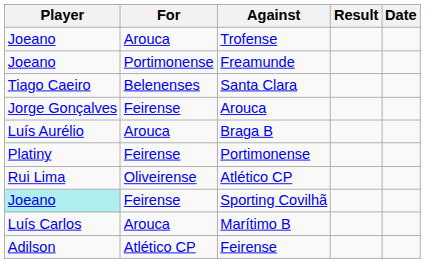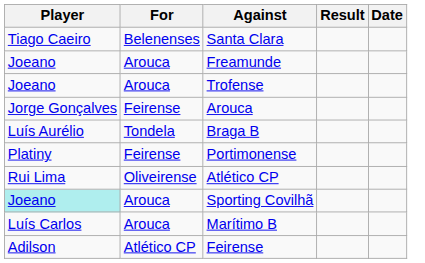rows swapped: (259, 85) <-> (249, 39)
(169, 62) Portimonense -> (147, 62) Arouca
(147, 131) Arouca -> (149, 131) Tondela
(152, 200) Feirense -> (147, 200) Arouca
